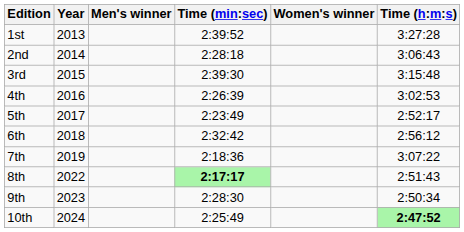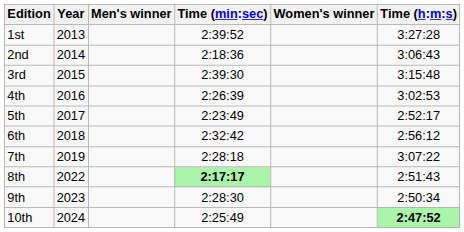(223, 55) 2:28:18 -> (223, 55) 2:18:36
(223, 156) 2:18:36 -> (223, 156) 2:28:18
